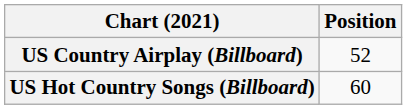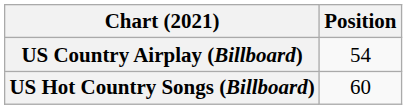(360, 54) 52 -> (360, 54) 54
